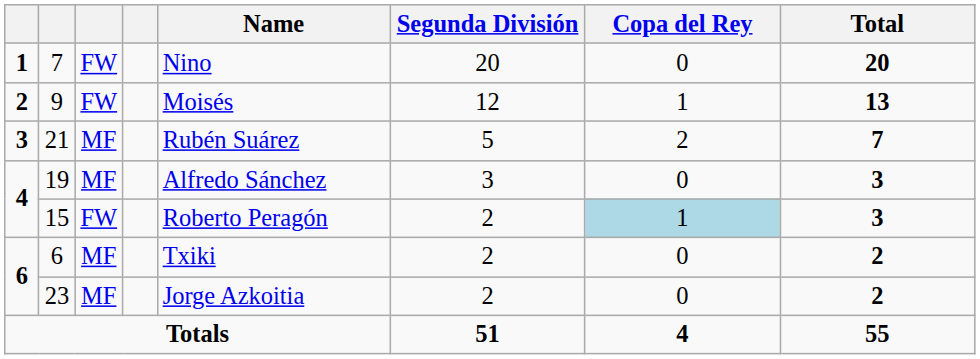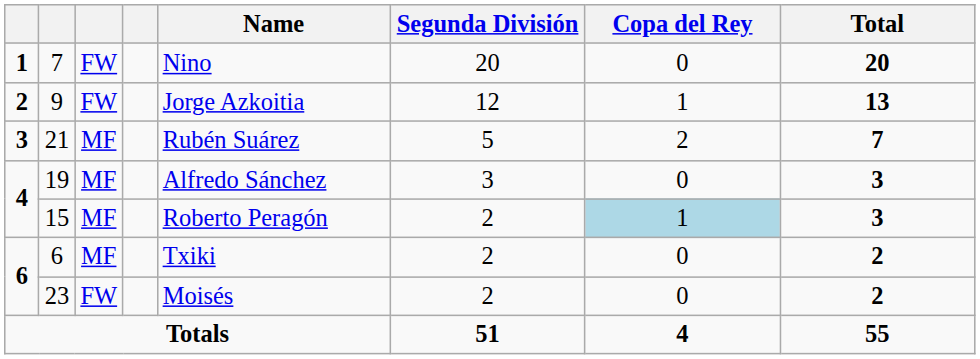(198, 101) Moisés -> (233, 101) Jorge Azkoitia
(99, 218) FW -> (99, 218) MF
(99, 295) MF -> (99, 295) FW
(233, 295) Jorge Azkoitia -> (198, 295) Moisés
